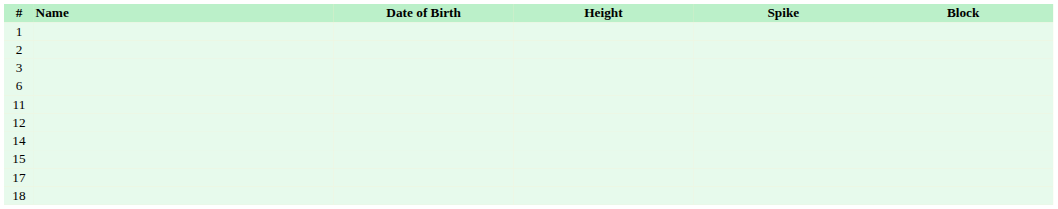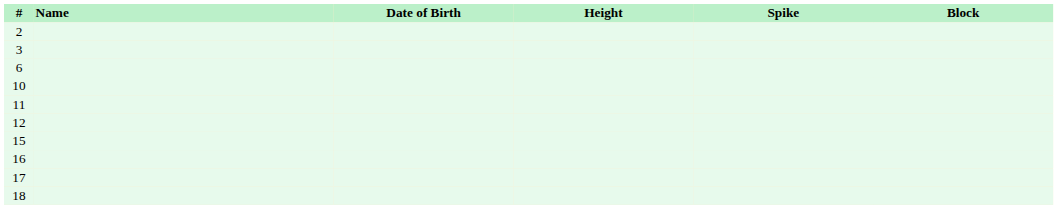- row: (19, 31)
+ row: (19, 86)
- row: (19, 141)
+ row: (19, 159)
